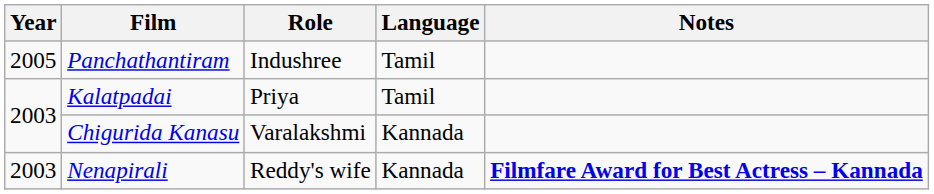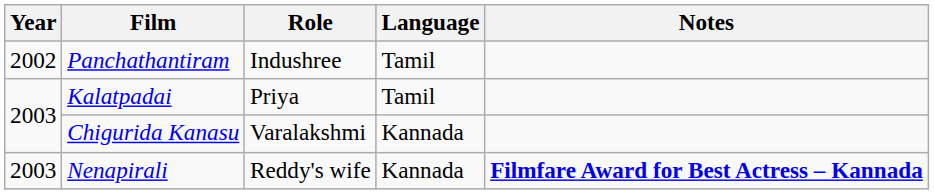(33, 59) 2005 -> (33, 59) 2002
